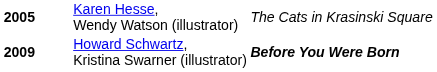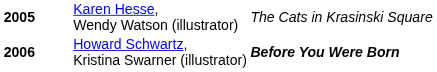(19, 52) 2009 -> (19, 52) 2006
